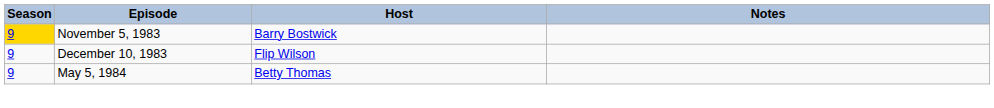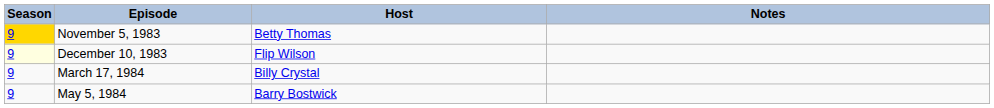(296, 34) Barry Bostwick -> (293, 34) Betty Thomas
(11, 53) no background -> (11, 53) lightyellow background
+ row: (101, 73)
(293, 73) Betty Thomas -> (296, 93) Barry Bostwick
